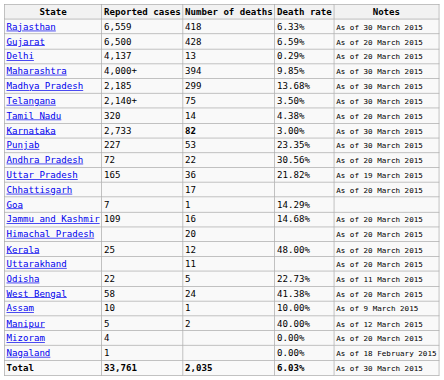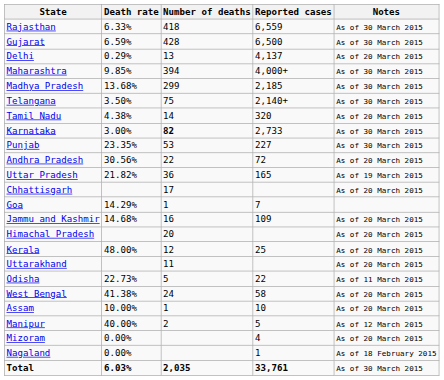columns swapped: (142, 12) <-> (304, 12)
(380, 42) As of 20 March 2015 -> (380, 42) As of 30 March 2015
(377, 309) As of 9 March 2015 -> (380, 309) As of 20 March 2015
